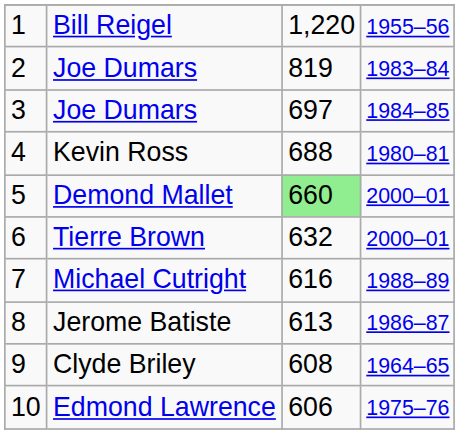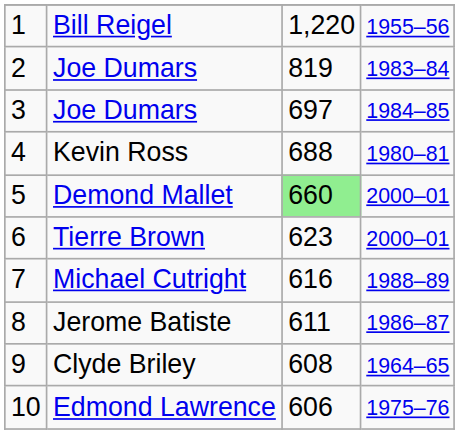(310, 237) 632 -> (310, 237) 623
(310, 322) 613 -> (309, 322) 611
